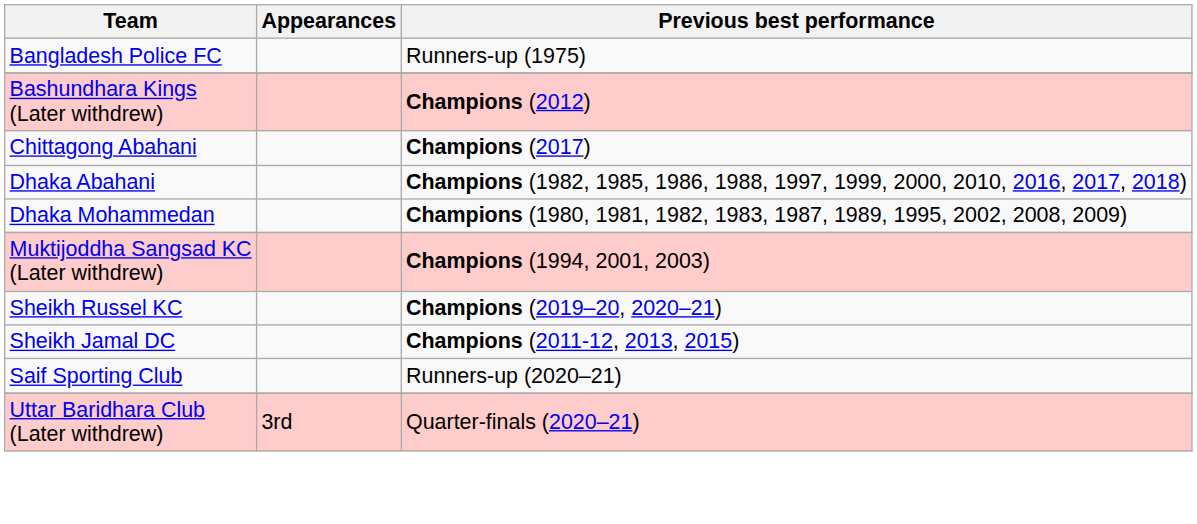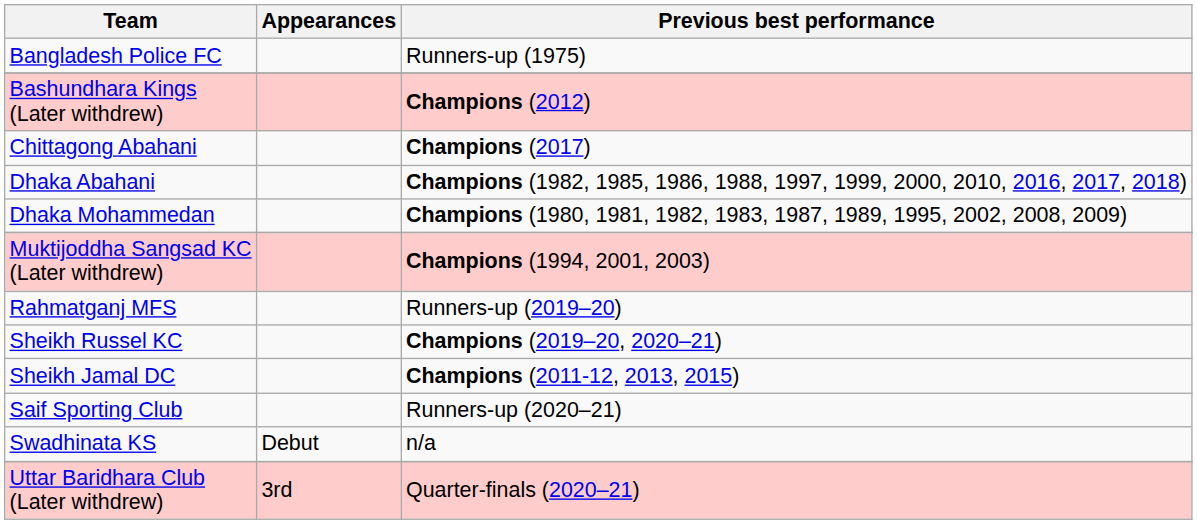+ row: (93, 307)
+ row: (83, 443)
